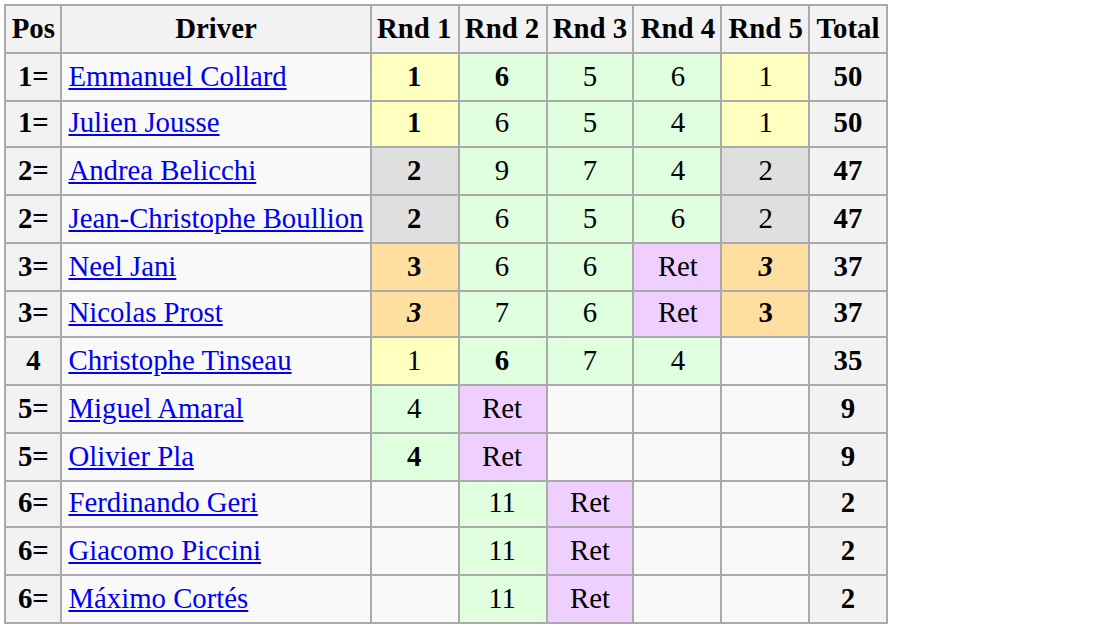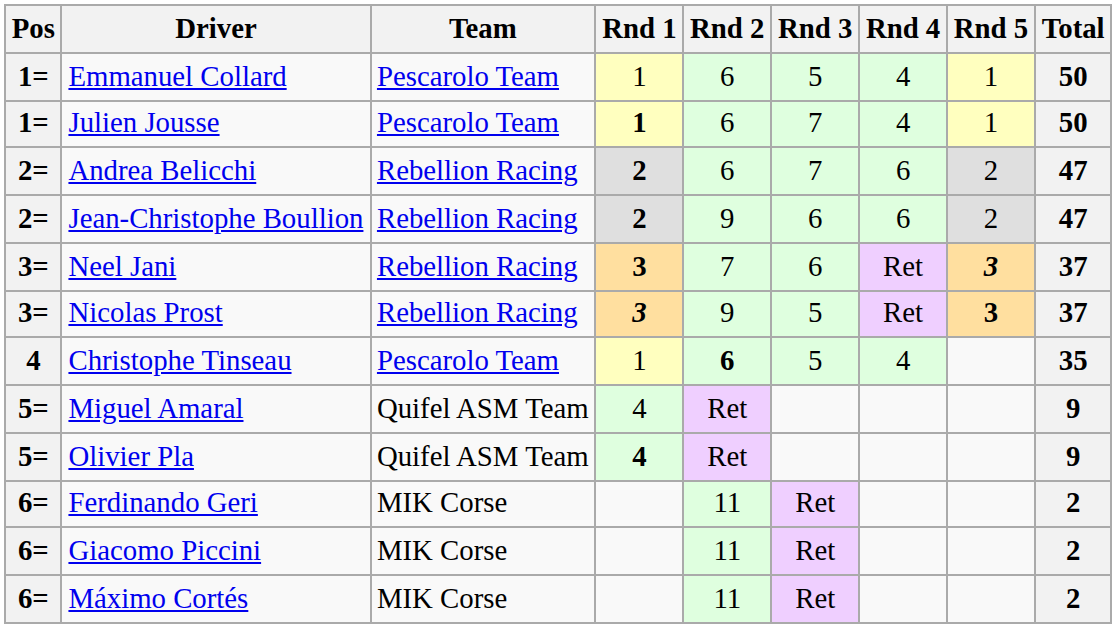+ column: (483, 28)
(414, 76) bold -> (639, 76) normal
(502, 76) bold -> (727, 76) normal
(678, 76) 6 -> (903, 76) 4
(590, 123) 5 -> (815, 123) 7
(502, 171) 9 -> (727, 171) 6
(678, 171) 4 -> (903, 171) 6
(502, 218) 6 -> (727, 218) 9
(590, 218) 5 -> (815, 218) 6
(502, 266) 6 -> (727, 266) 7
(502, 313) 7 -> (727, 313) 9
(590, 313) 6 -> (815, 313) 5
(590, 361) 7 -> (815, 361) 5
